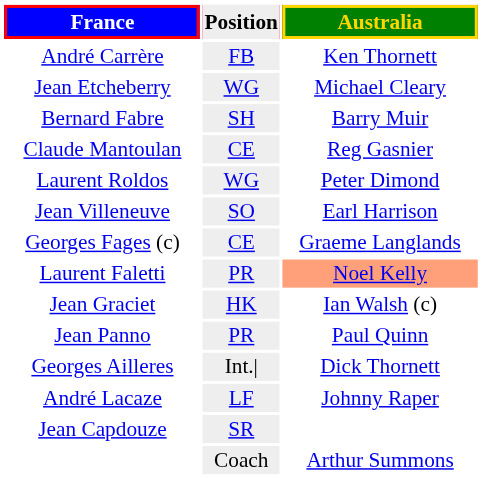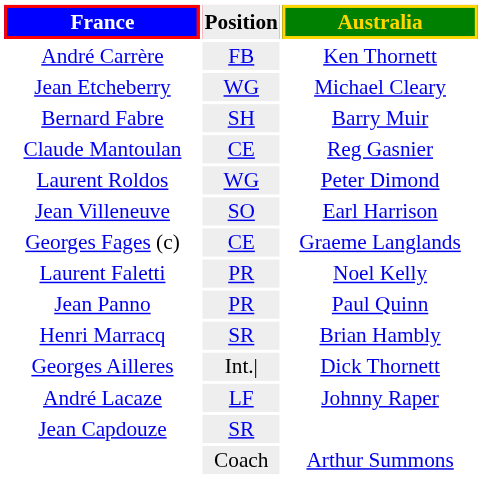(380, 273) lightsalmon background -> (380, 273) no background
- row: (102, 304)
+ row: (102, 335)
